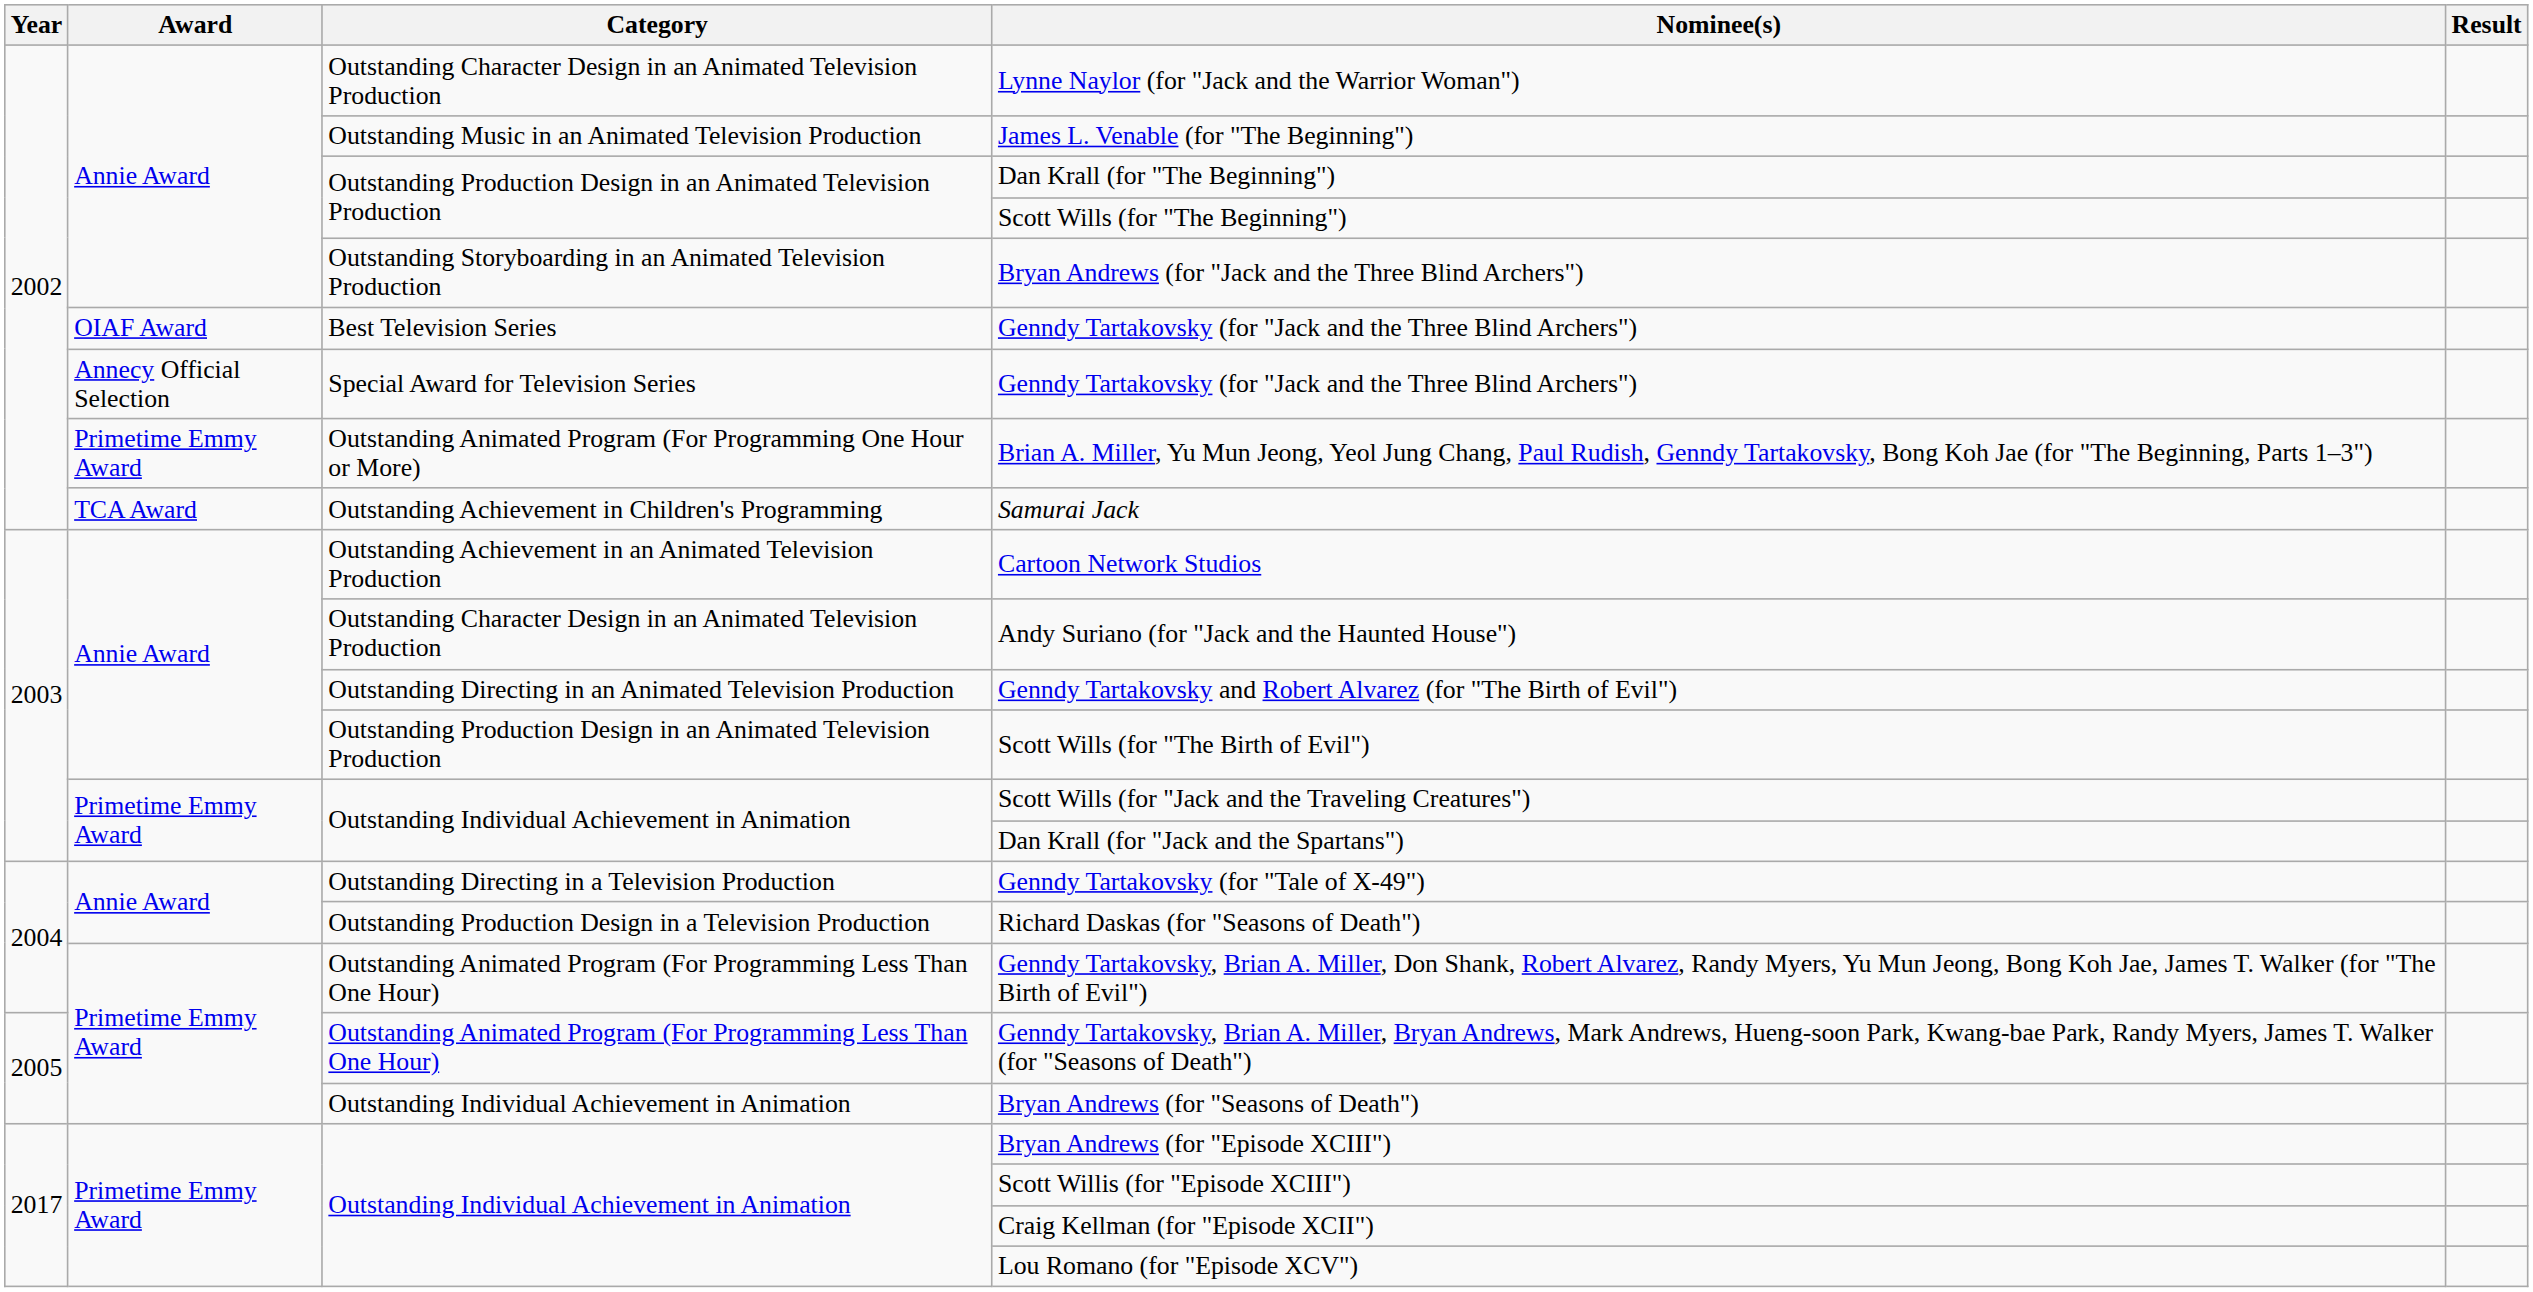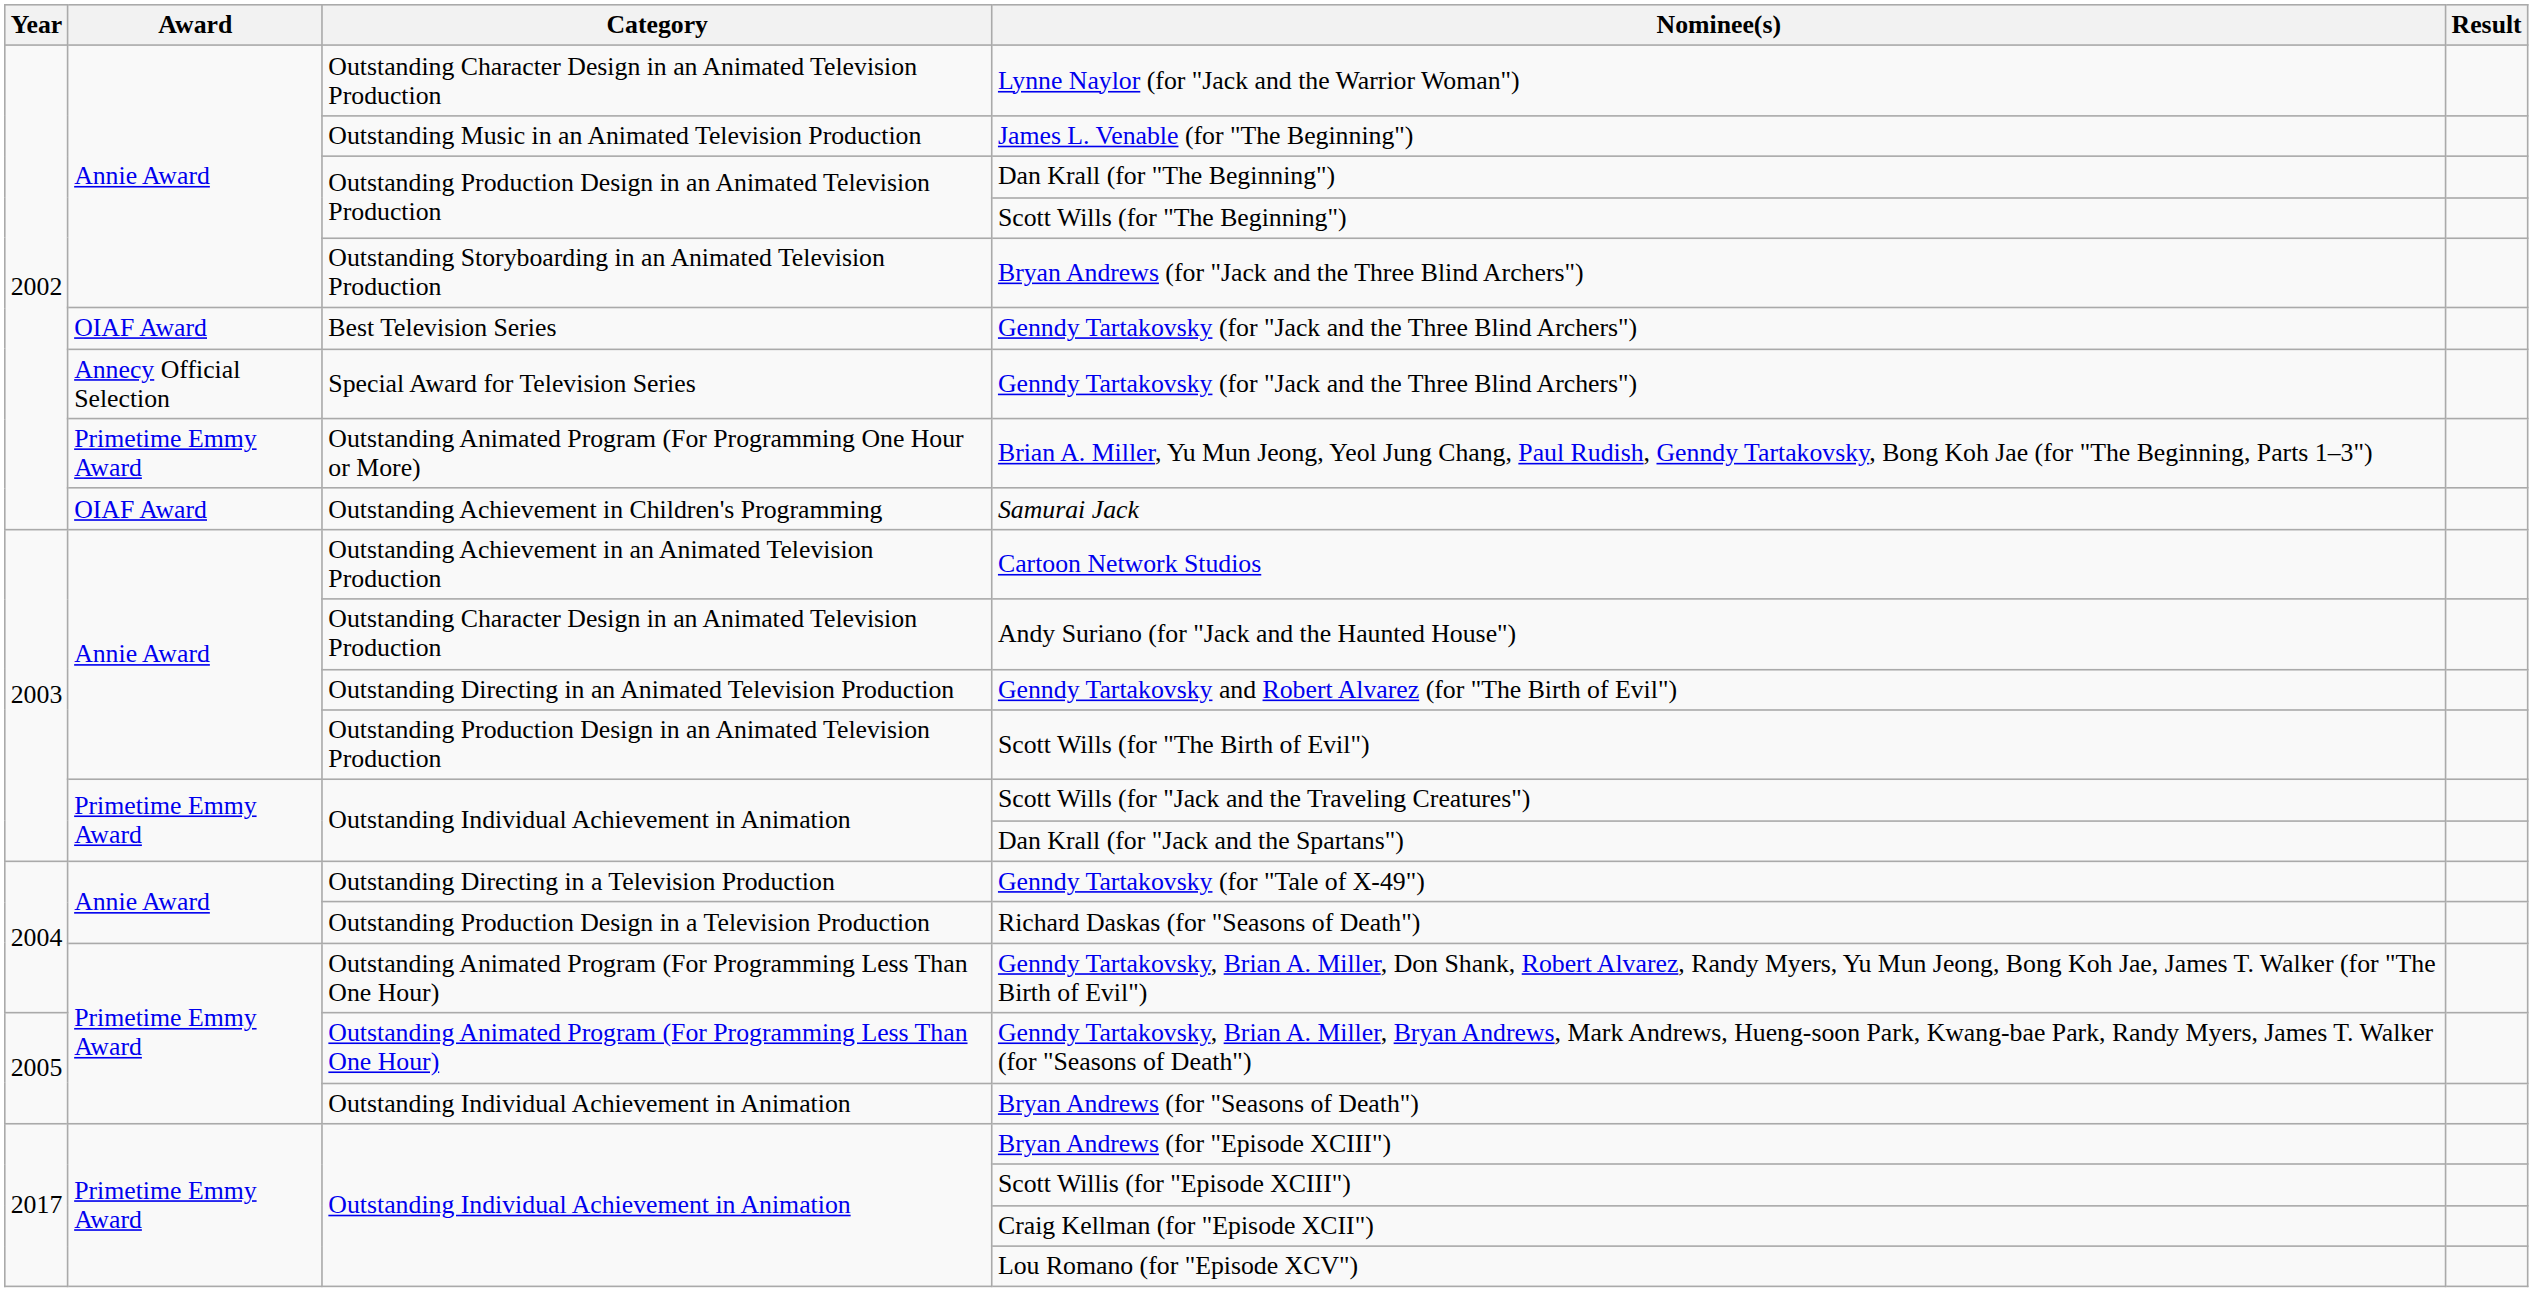(136, 508) TCA Award -> (141, 508) OIAF Award
